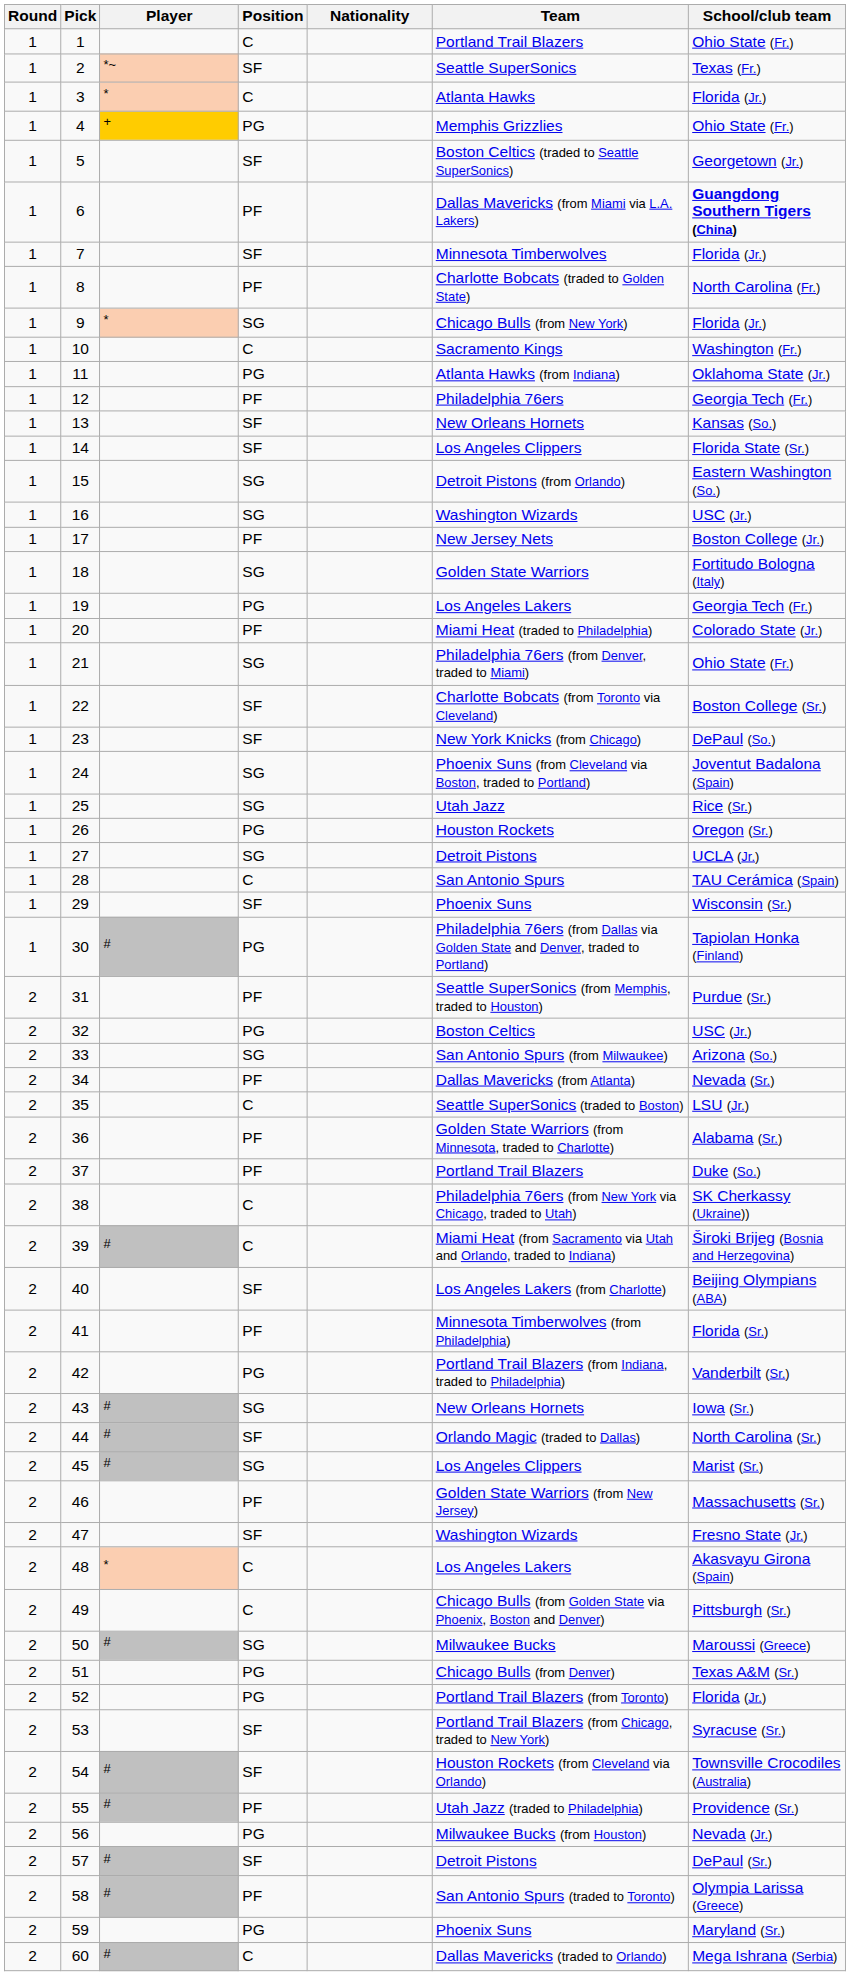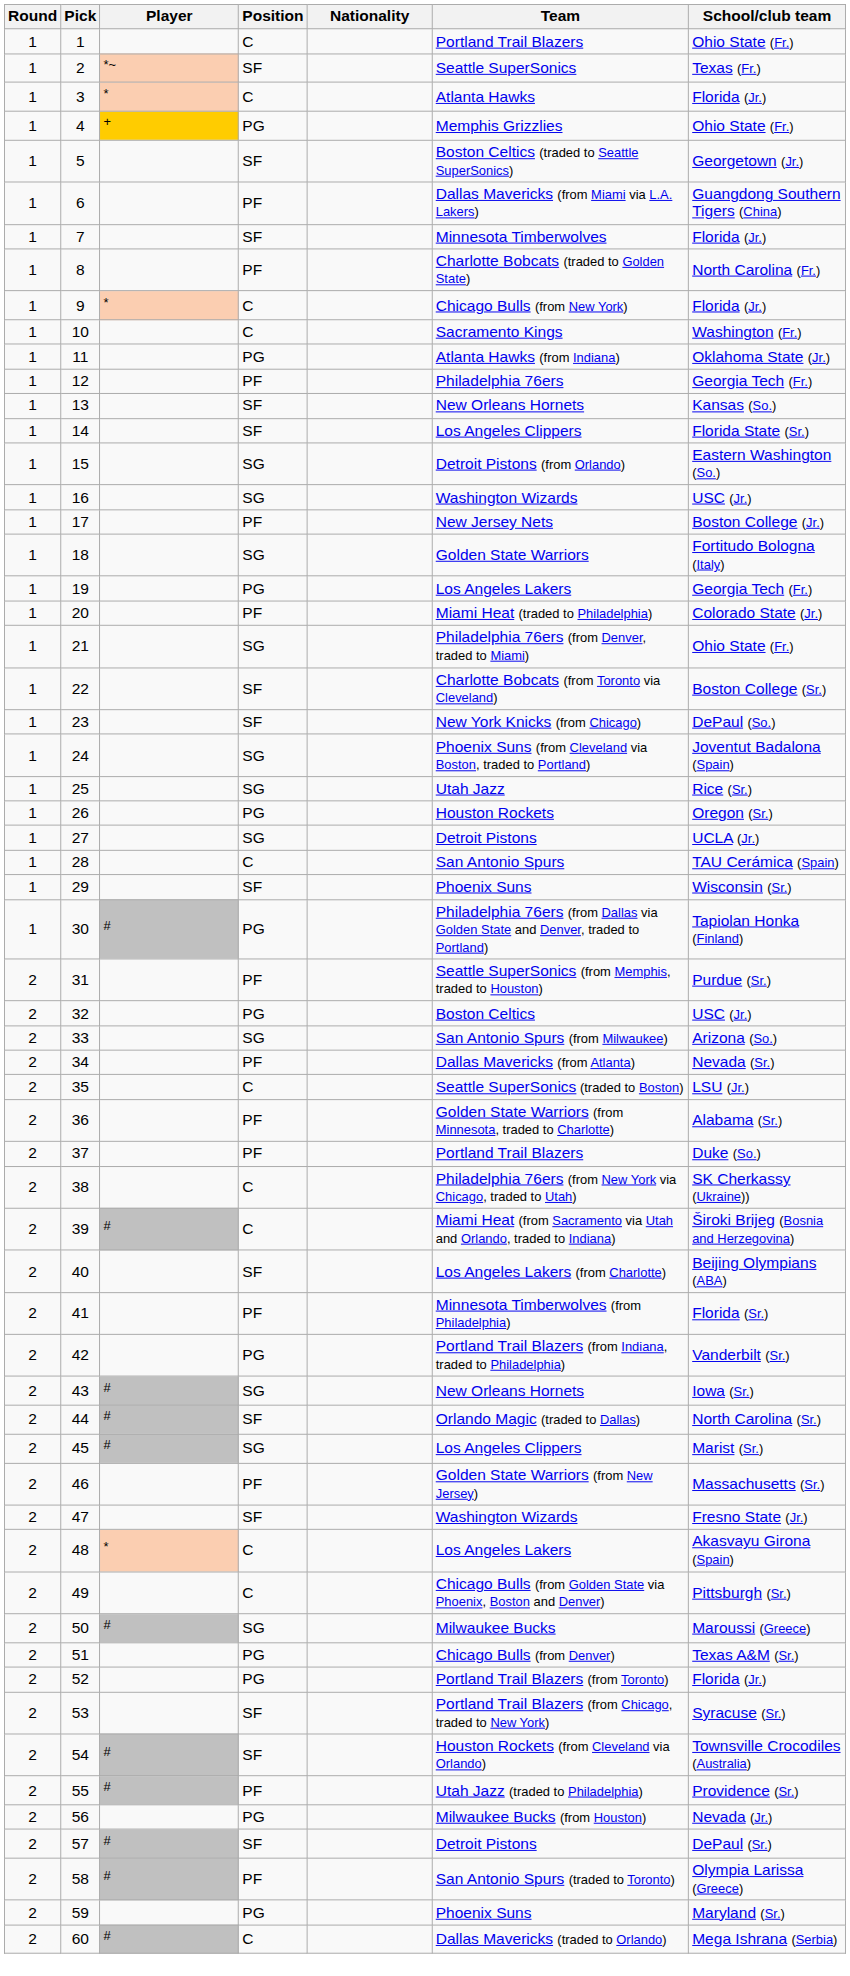(752, 212) bold -> (766, 203) normal
(254, 322) SG -> (248, 305) C
